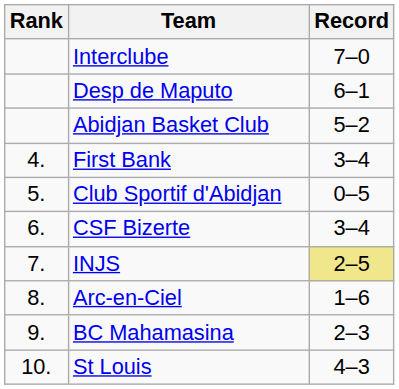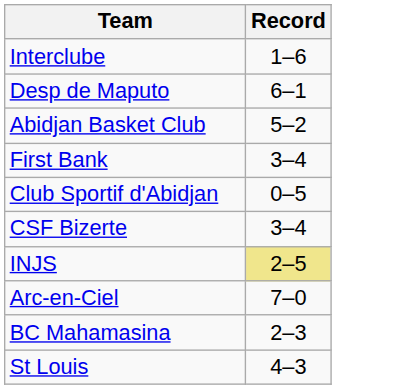- column: (36, 21)
(352, 56) 7–0 -> (288, 56) 1–6
(352, 297) 1–6 -> (288, 297) 7–0
